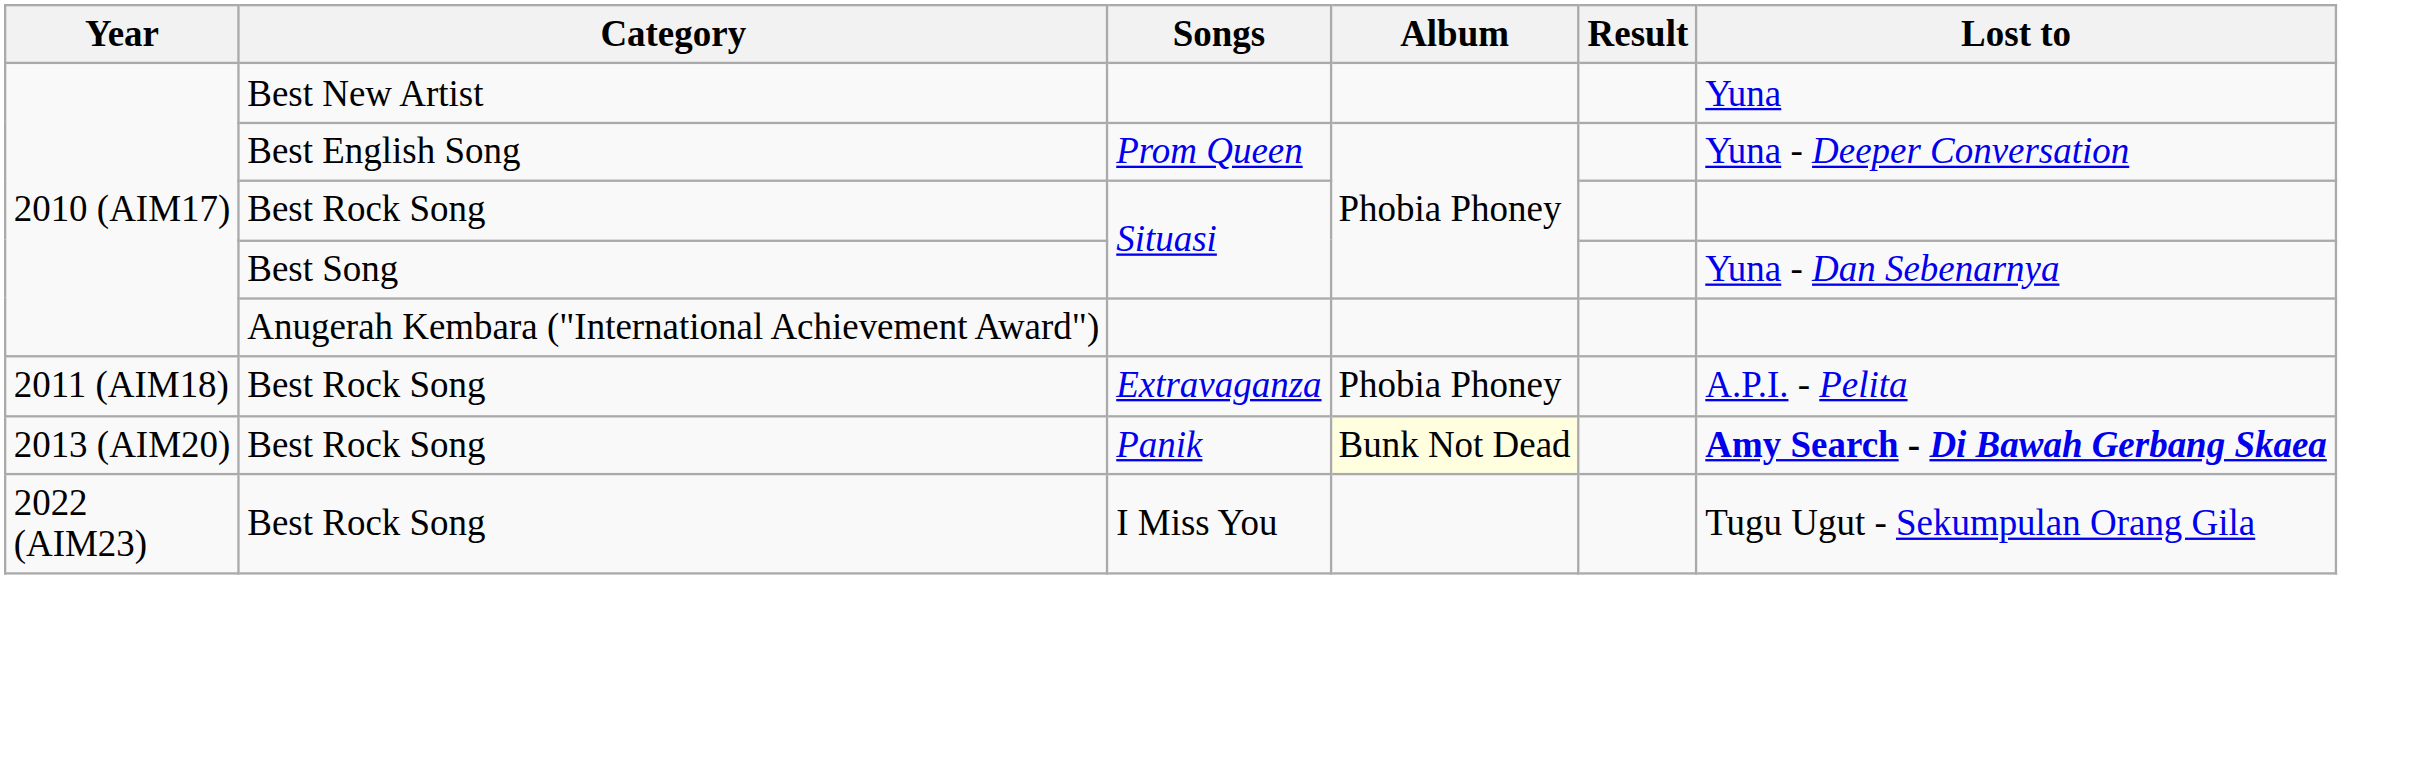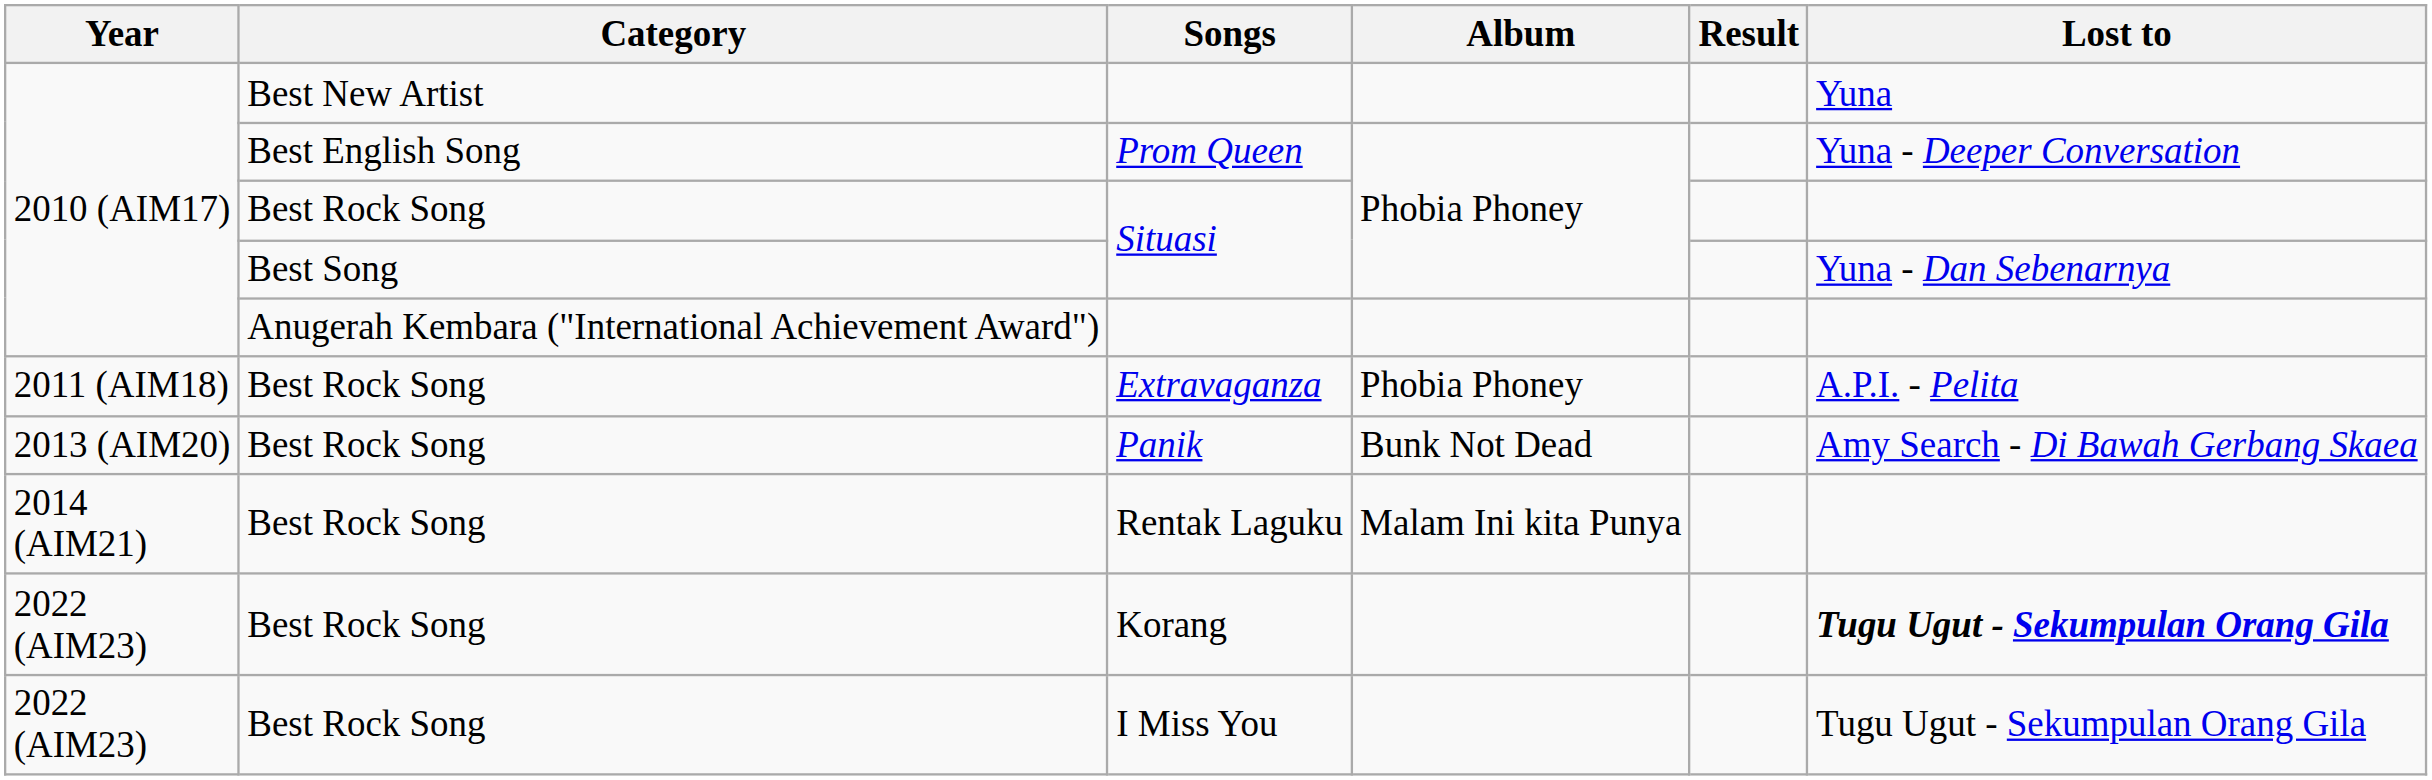(1455, 444) lightyellow background -> (1476, 444) no background
(2016, 444) bold -> (2117, 444) normal
+ row: (366, 523)
+ row: (366, 623)
